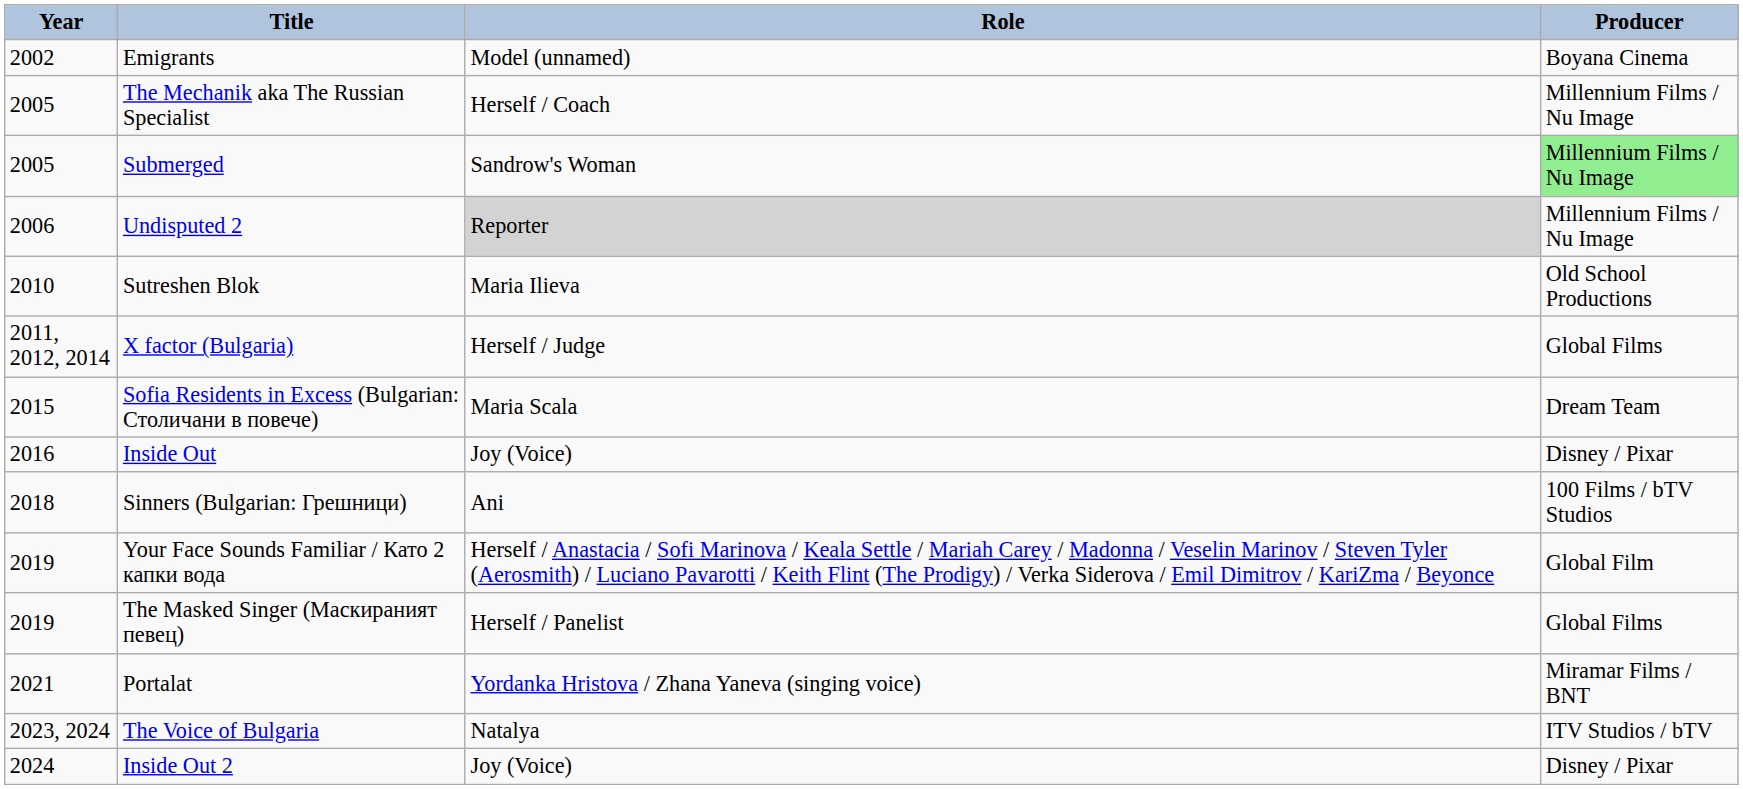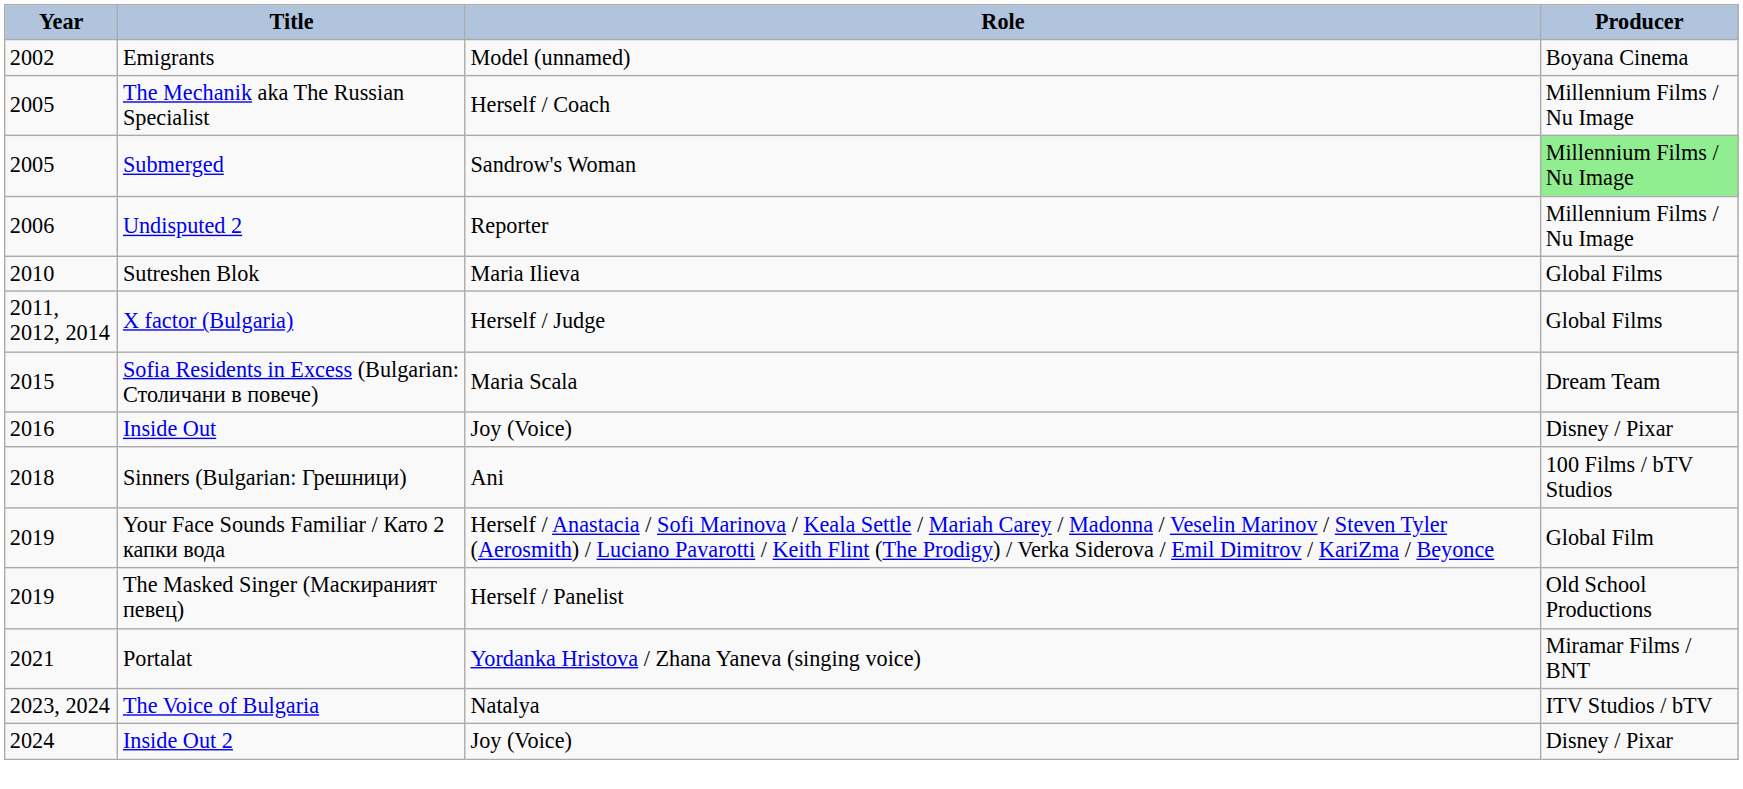(509, 225) lightgrey background -> (509, 225) no background
(1599, 286) Old School Productions -> (1604, 273) Global Films
(1604, 622) Global Films -> (1599, 597) Old School Productions
